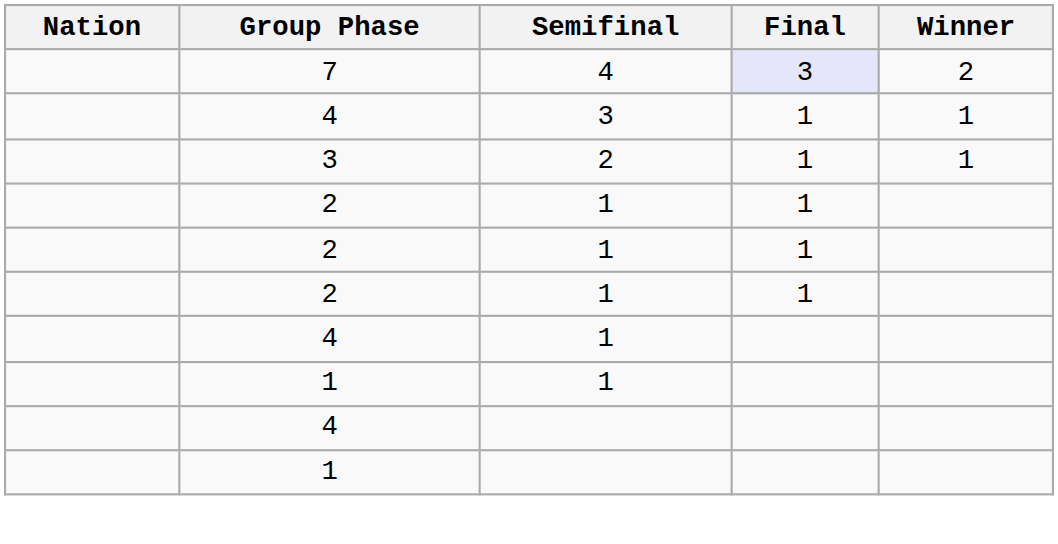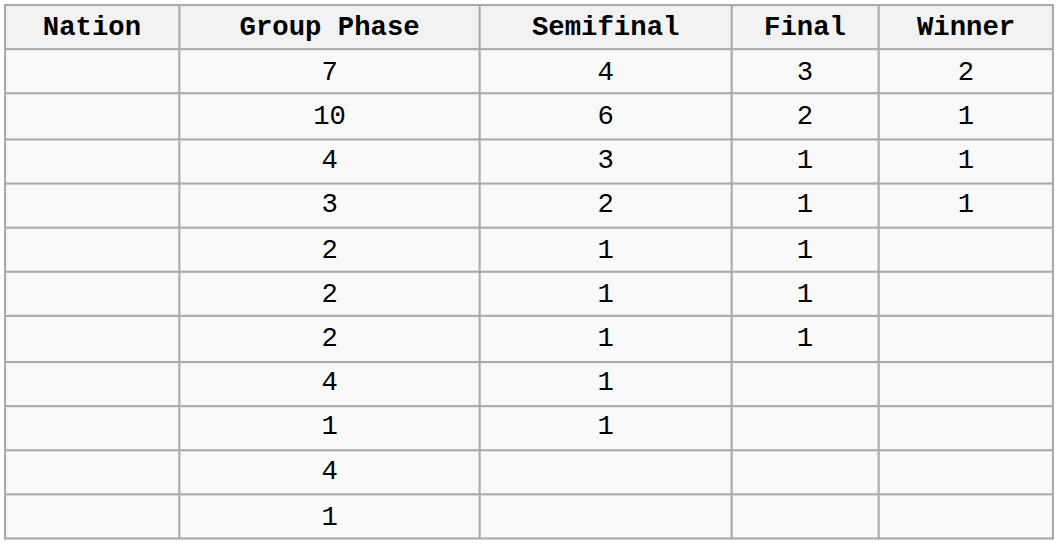(805, 72) lavender background -> (805, 72) no background
+ row: (330, 116)
